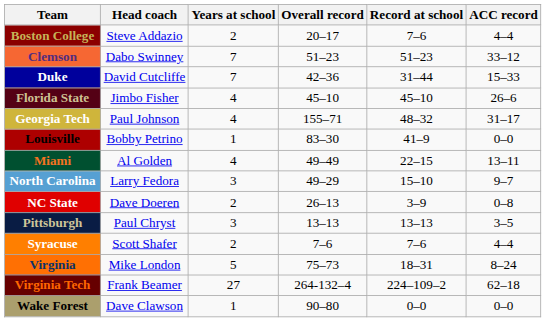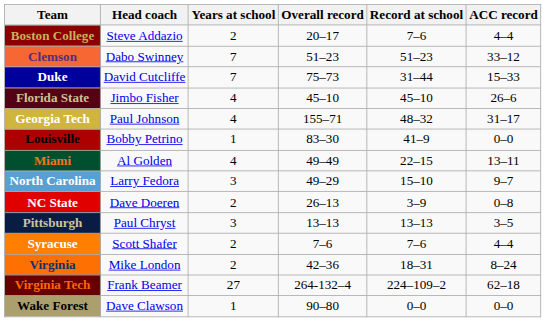(323, 77) 42–36 -> (323, 77) 75–73
(233, 264) 5 -> (233, 264) 2
(323, 264) 75–73 -> (323, 264) 42–36
